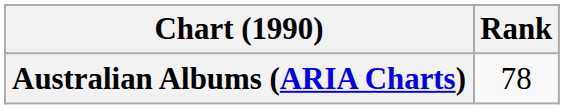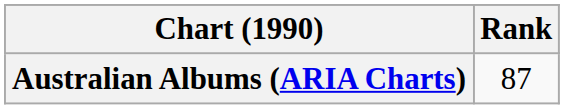(516, 77) 78 -> (516, 77) 87
